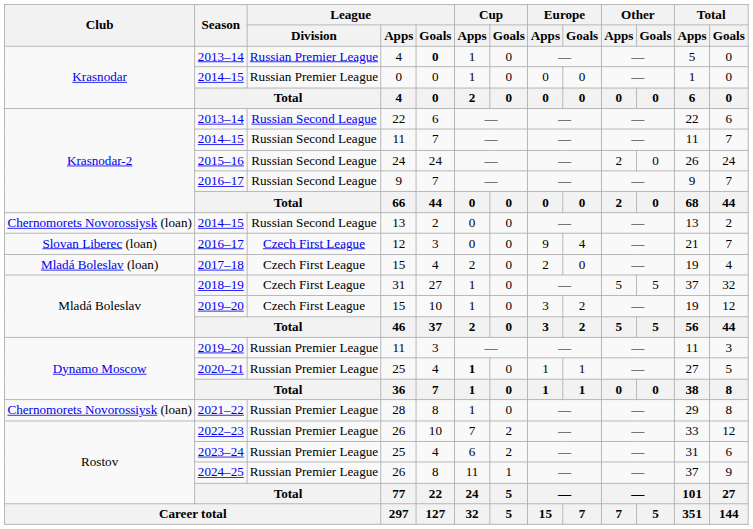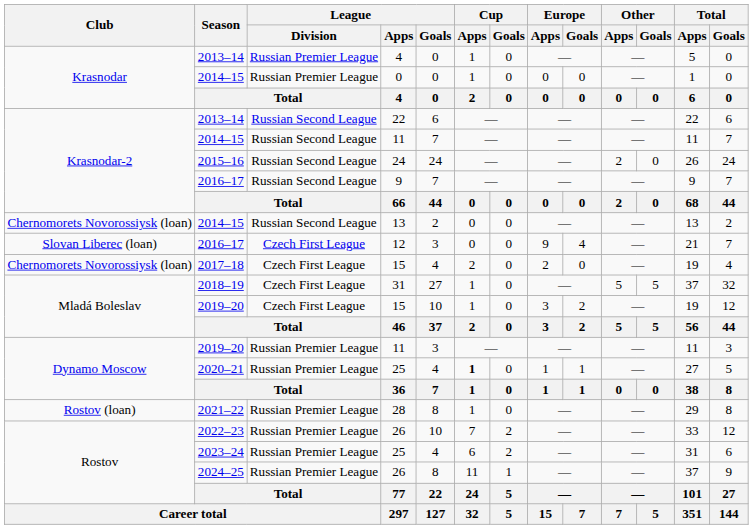(435, 56) bold -> (435, 56) normal
(100, 264) Mladá Boleslav (loan) -> (100, 264) Chernomorets Novorossiysk (loan)
(100, 410) Chernomorets Novorossiysk (loan) -> (100, 410) Rostov (loan)
